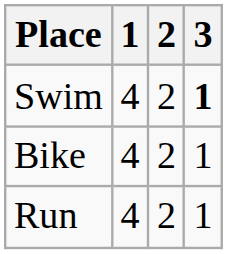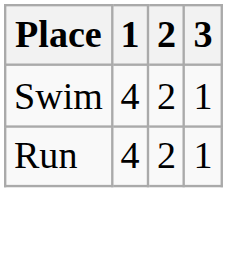(203, 95) bold -> (203, 95) normal
- row: (50, 155)
